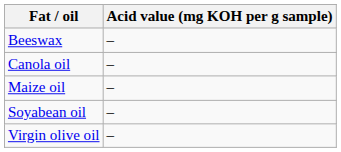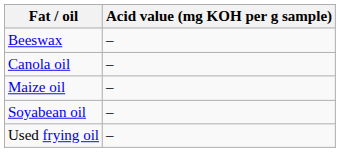- row: (54, 135)
+ row: (53, 135)
